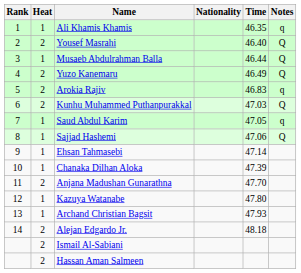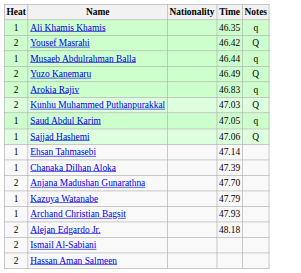- column: (17, 12)
(256, 43) 46.40 -> (230, 43) 46.42
(282, 59) Q -> (256, 59) q
(256, 198) 47.80 -> (230, 198) 47.79
